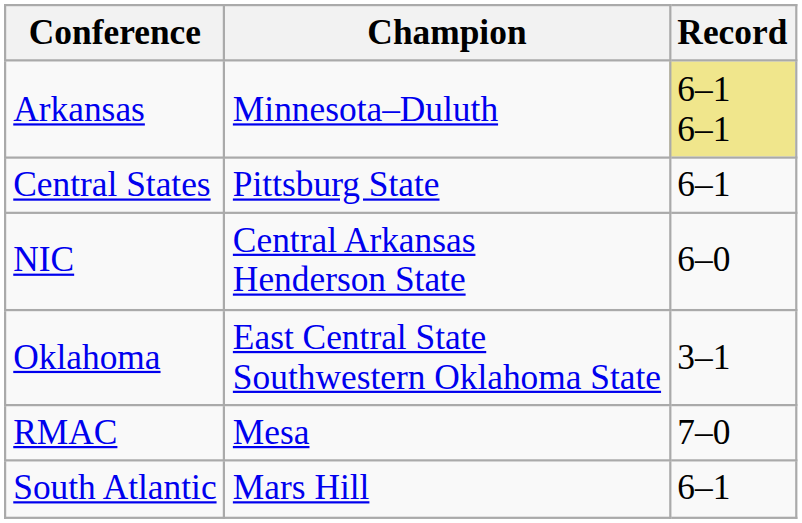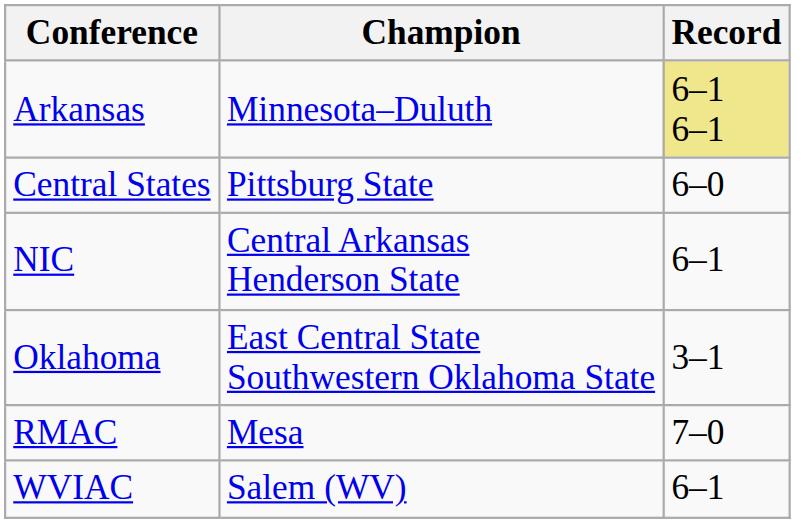(704, 184) 6–1 -> (698, 184) 6–0
(704, 260) 6–0 -> (698, 260) 6–1
- row: (115, 488)
+ row: (73, 488)
